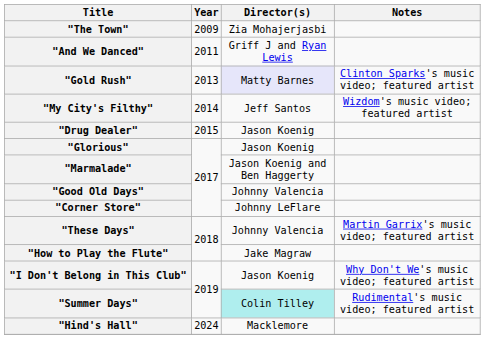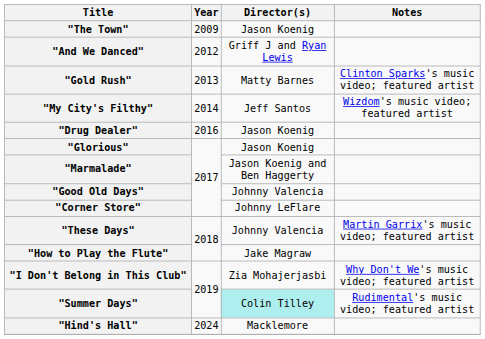(278, 29) Zia Mohajerjasbi -> (278, 29) Jason Koenig
(206, 52) 2011 -> (206, 52) 2012
(278, 80) lavender background -> (278, 80) no background
(206, 130) 2015 -> (206, 130) 2016
(278, 275) Jason Koenig -> (278, 275) Zia Mohajerjasbi
